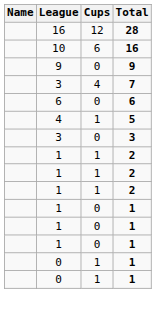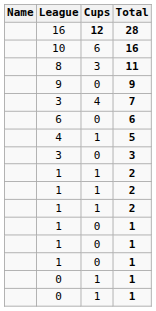(97, 31) normal -> (97, 31) bold
+ row: (59, 67)
